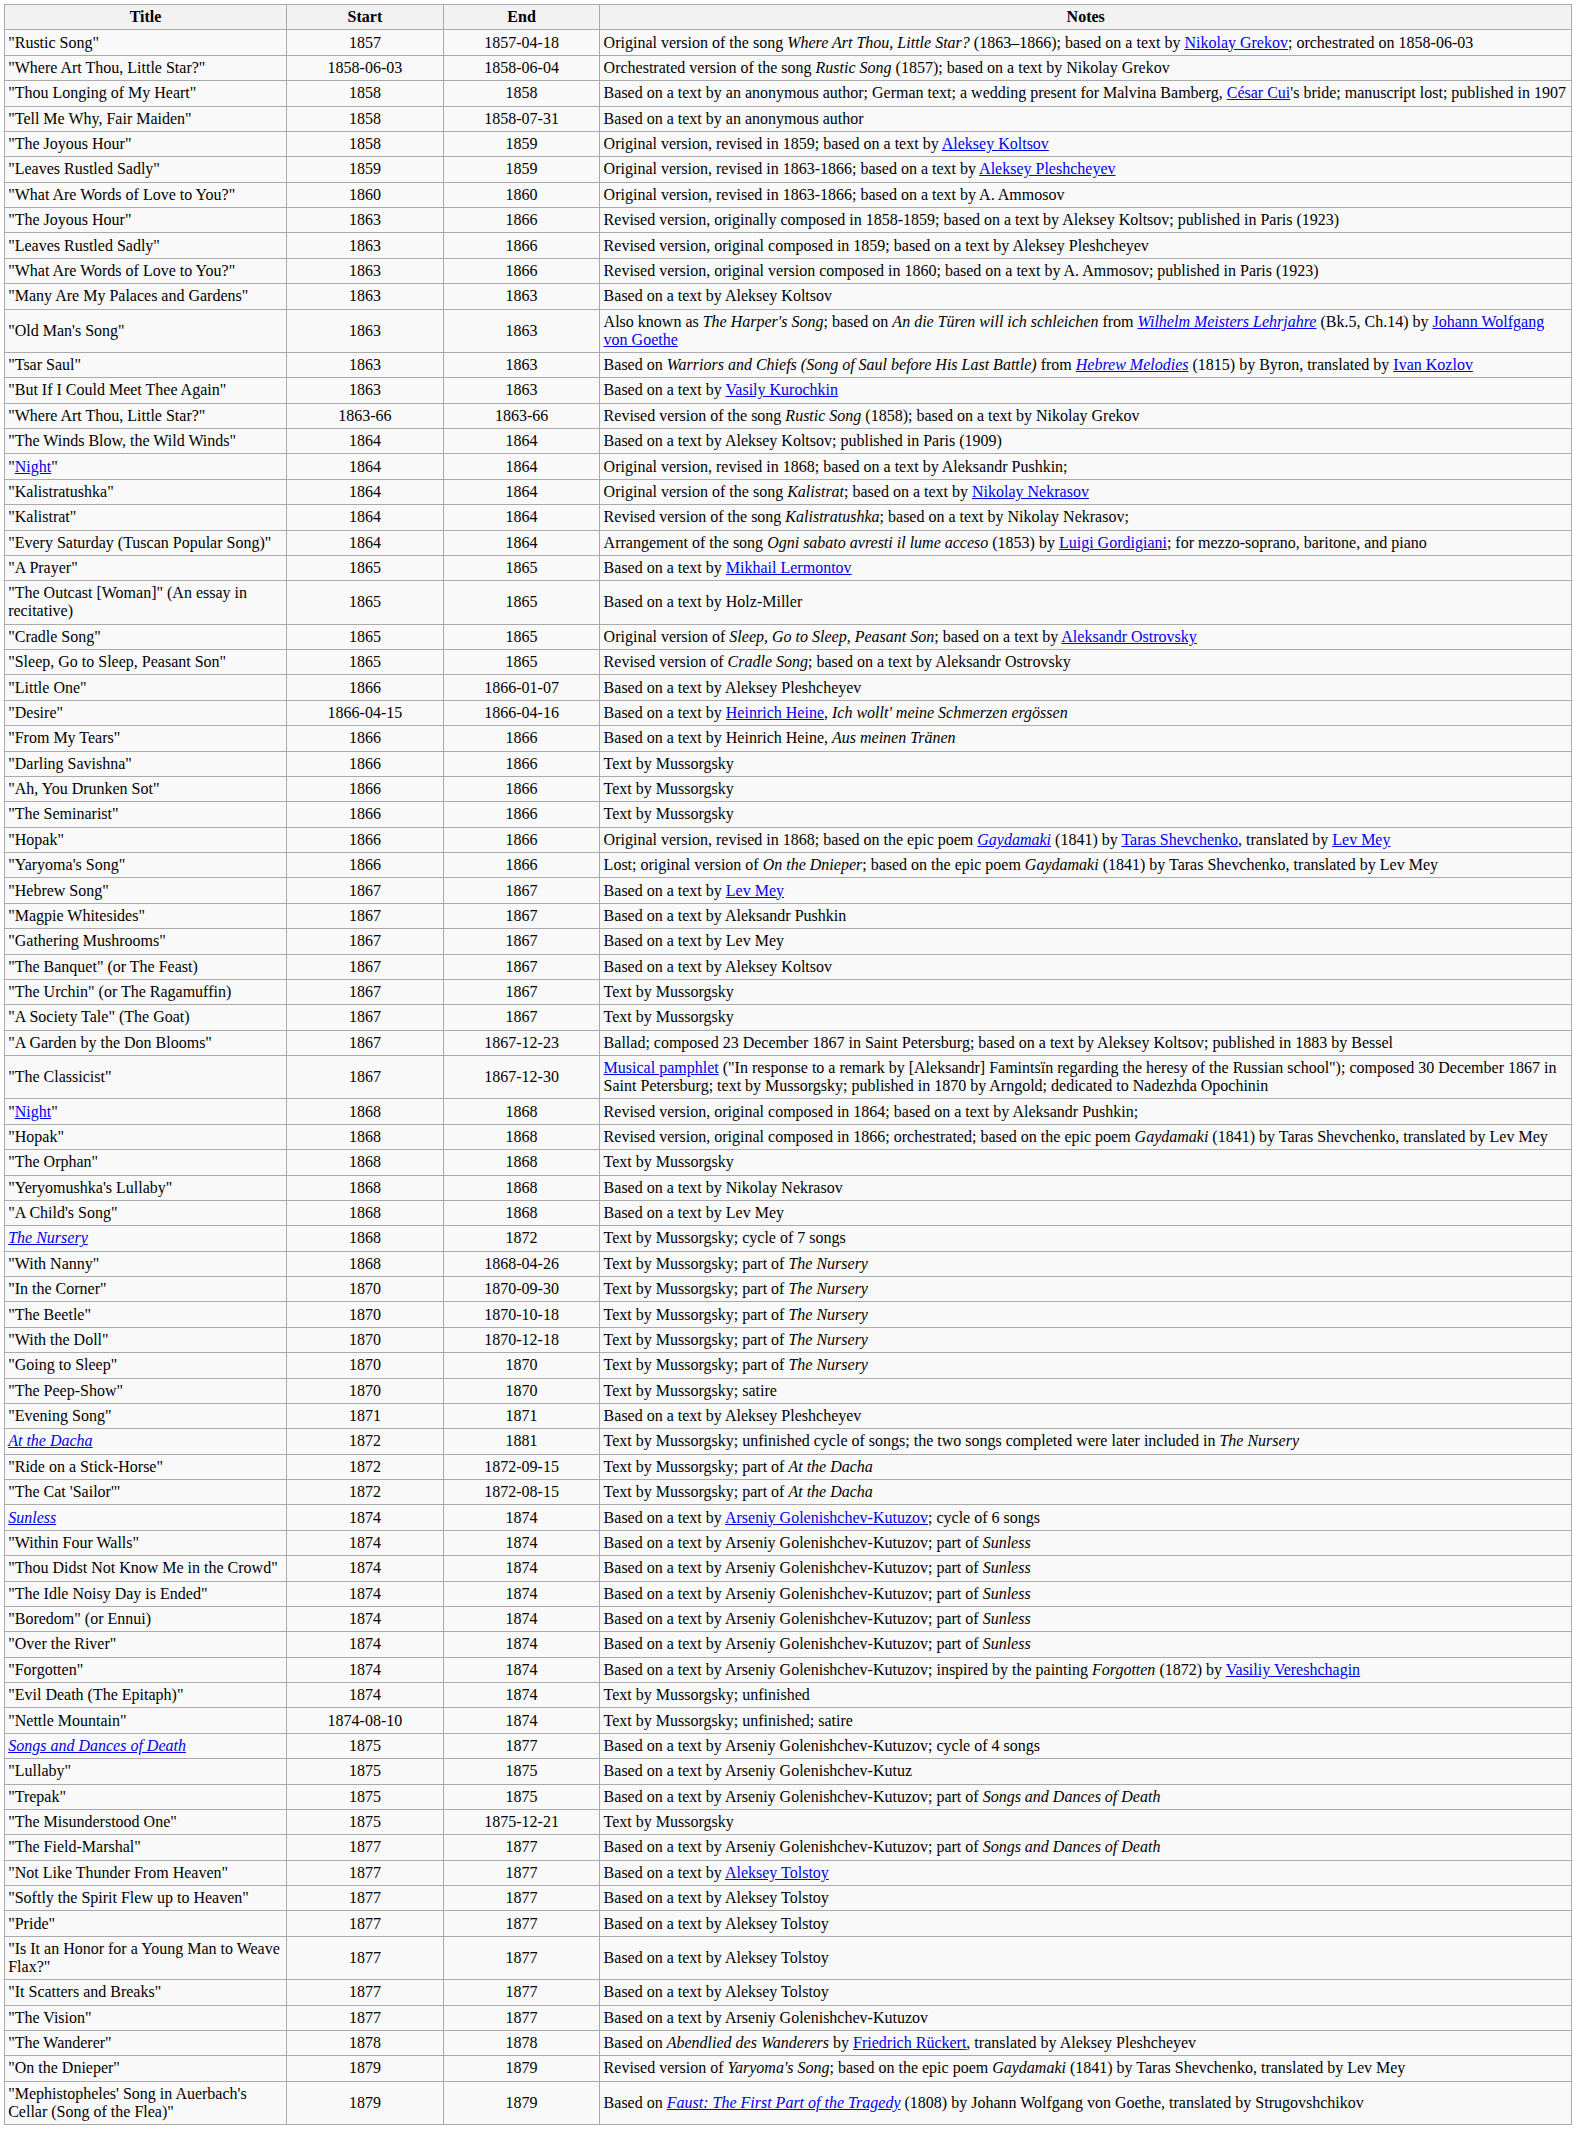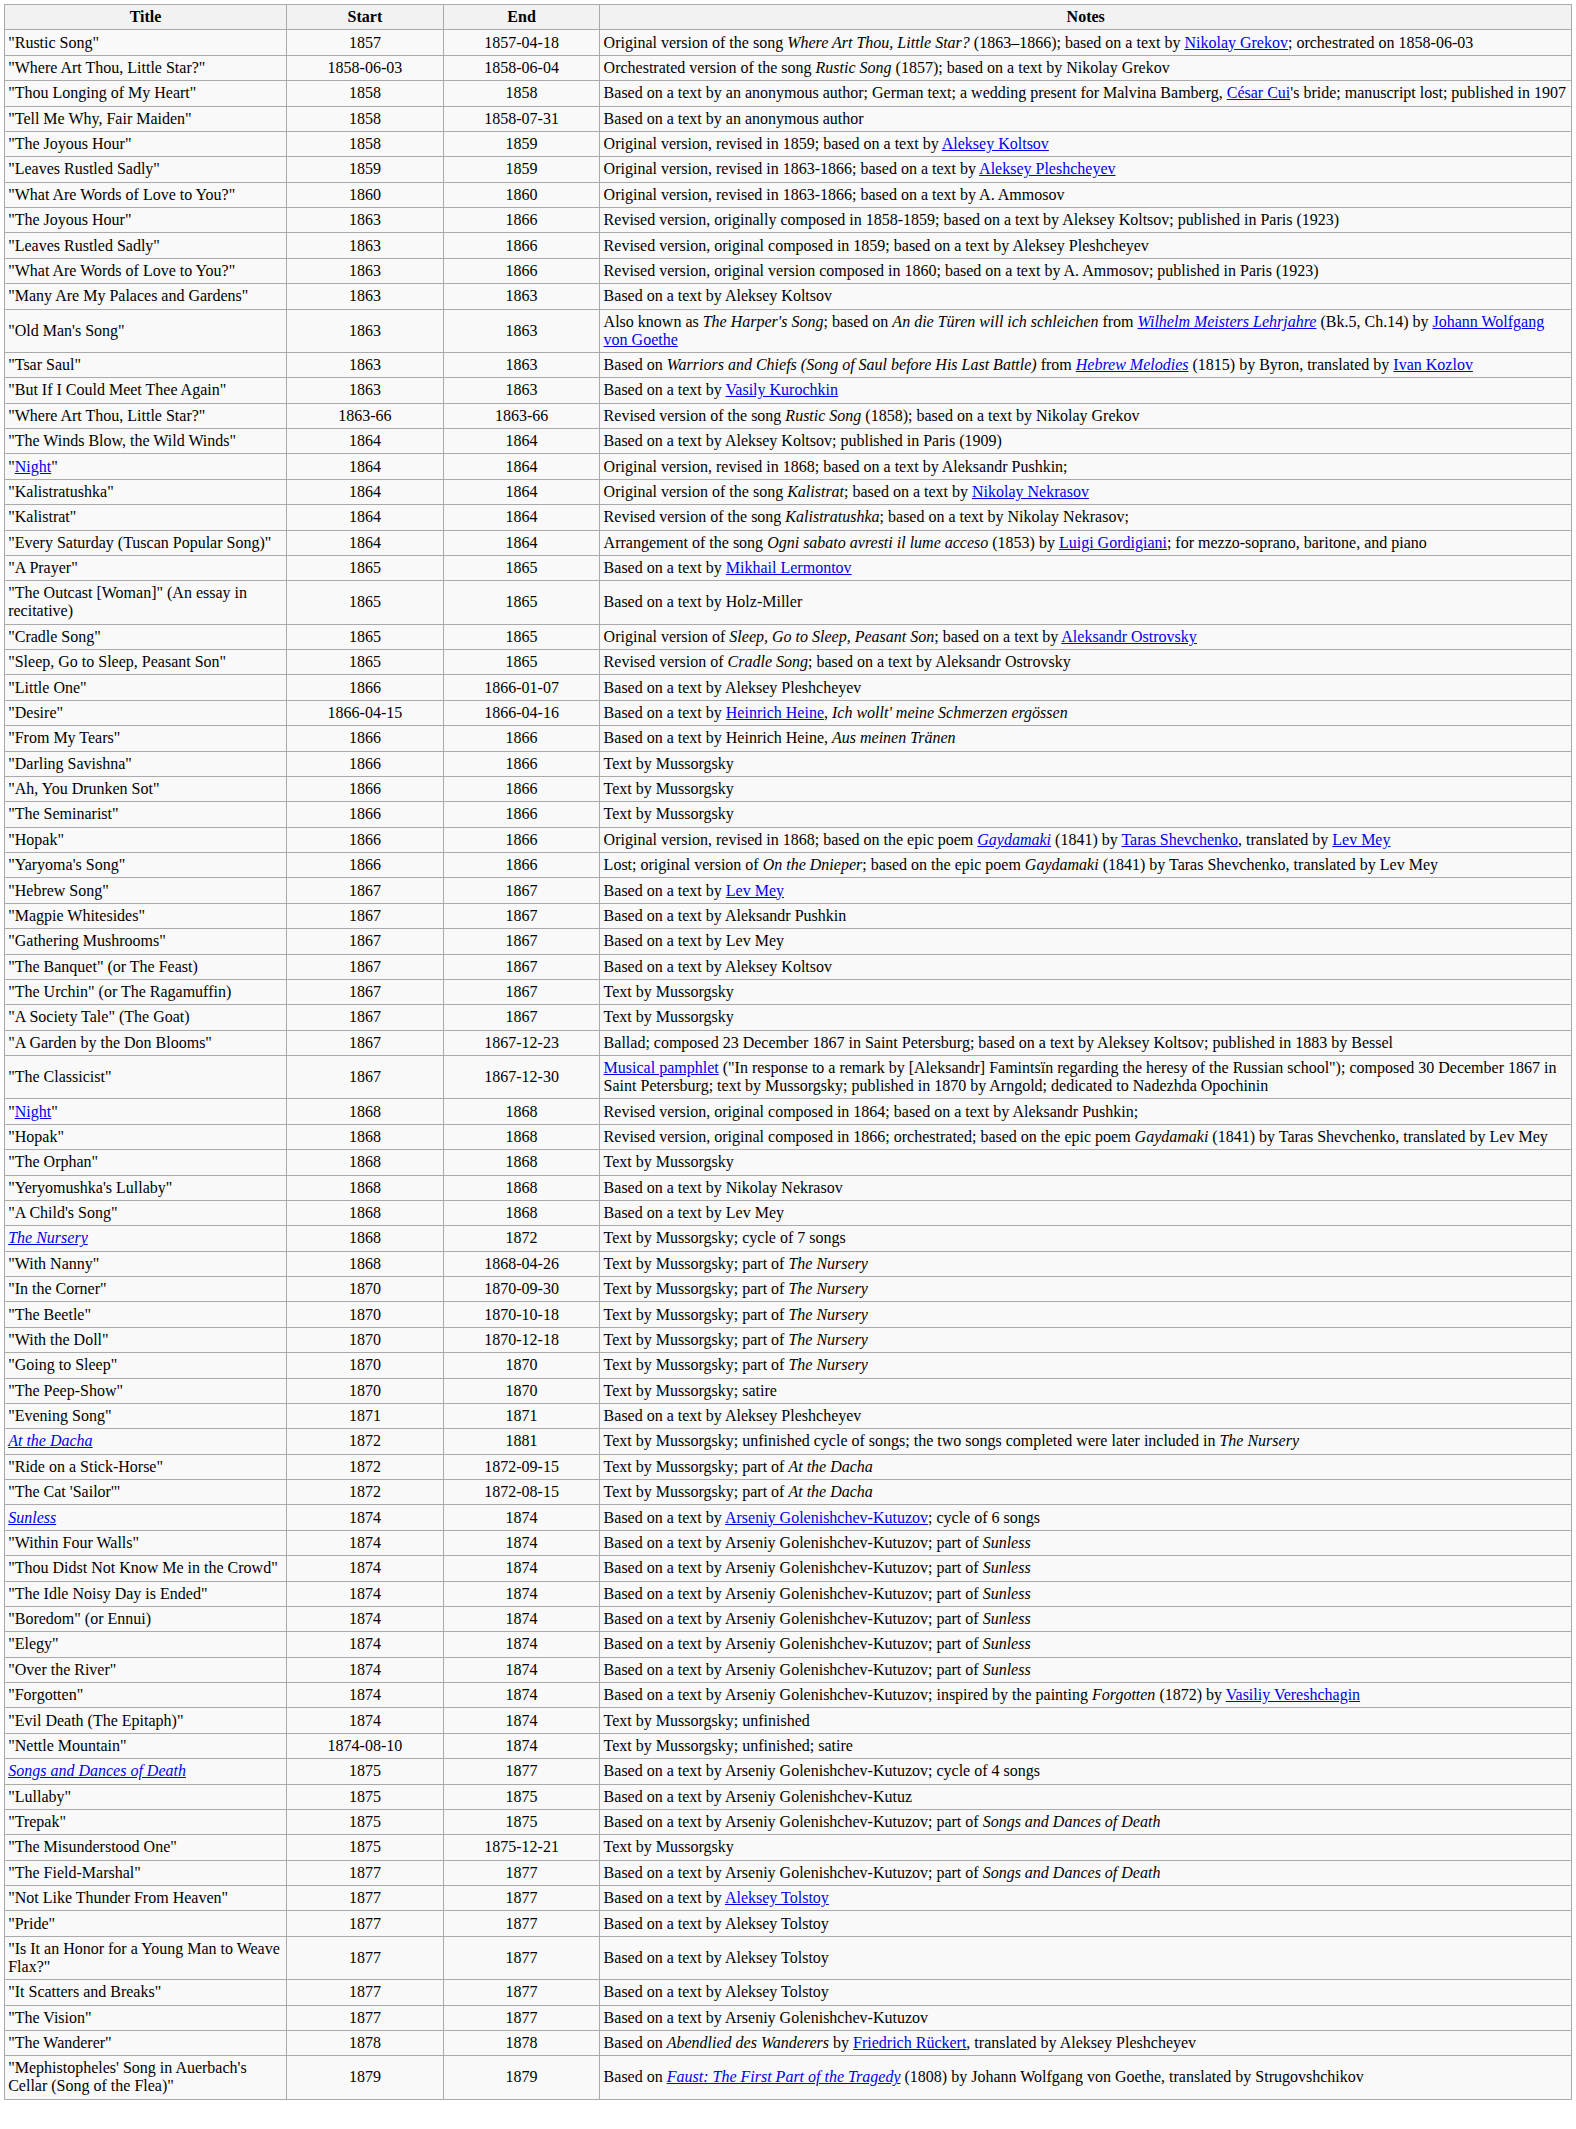+ row: (33, 1644)
- row: (128, 1898)
- row: (64, 2068)
